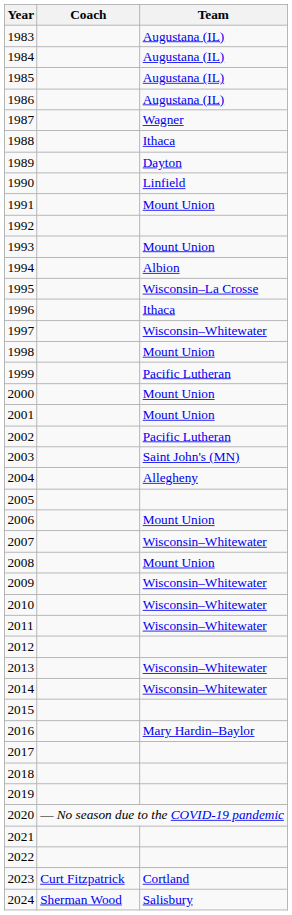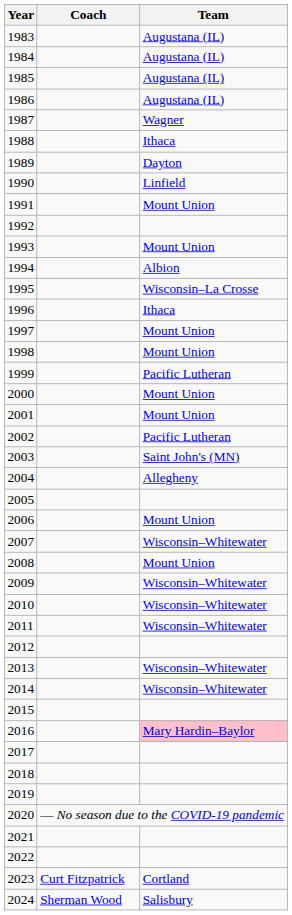(205, 330) Wisconsin–Whitewater -> (179, 330) Mount Union
(199, 731) no background -> (199, 731) pink background
